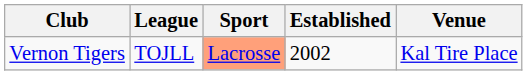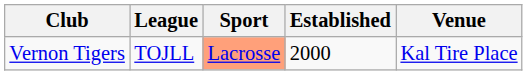(310, 53) 2002 -> (310, 53) 2000
